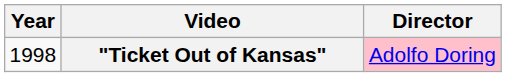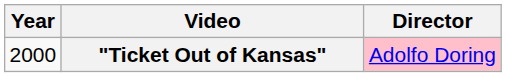(33, 54) 1998 -> (33, 54) 2000
